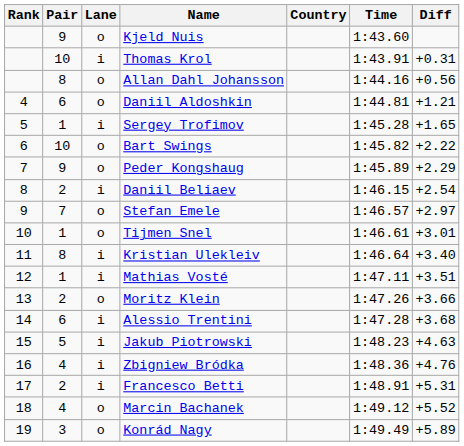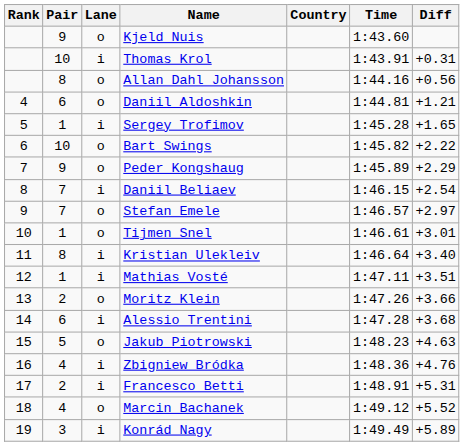(62, 190) 2 -> (62, 190) 7
(101, 343) i -> (101, 343) o
(101, 430) o -> (101, 430) i
